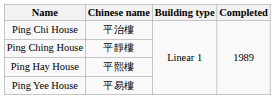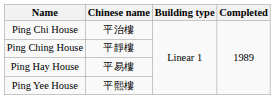(119, 66) 平熙樓 -> (119, 66) 平易樓
(119, 85) 平易樓 -> (119, 85) 平熙樓
